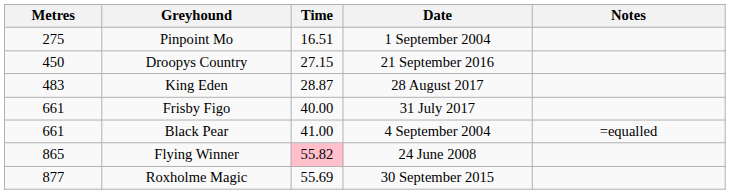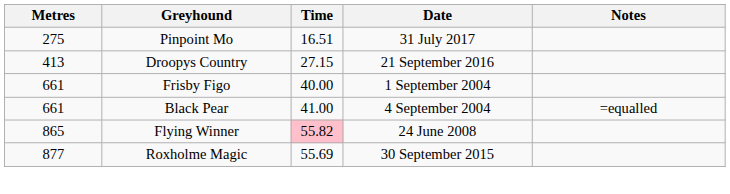(437, 39) 1 September 2004 -> (437, 39) 31 July 2017
(53, 62) 450 -> (53, 62) 413
- row: (197, 85)
(437, 108) 31 July 2017 -> (437, 85) 1 September 2004
